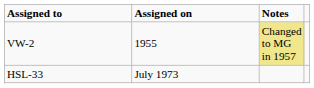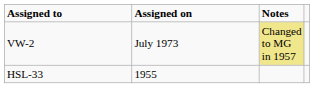(146, 43) 1955 -> (156, 43) July 1973
(156, 74) July 1973 -> (146, 74) 1955
